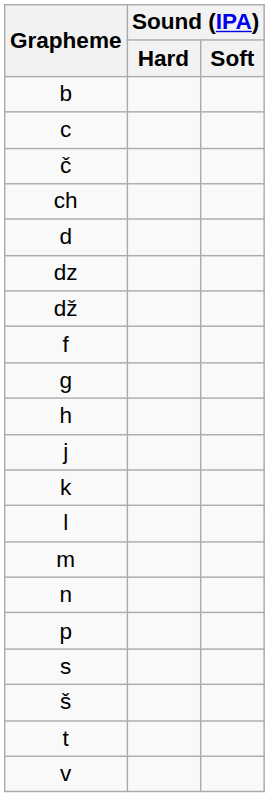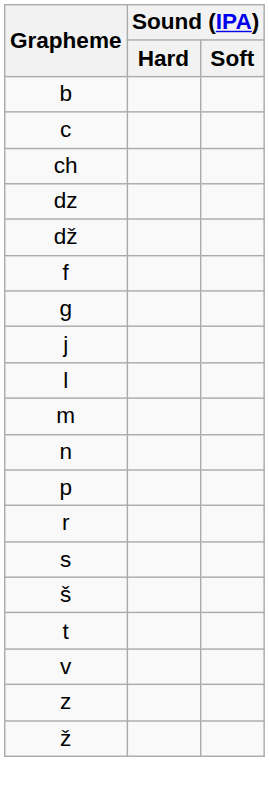- row: (66, 165)
- row: (66, 237)
- row: (66, 415)
- row: (66, 487)
+ row: (66, 523)
+ row: (66, 702)
+ row: (66, 737)
